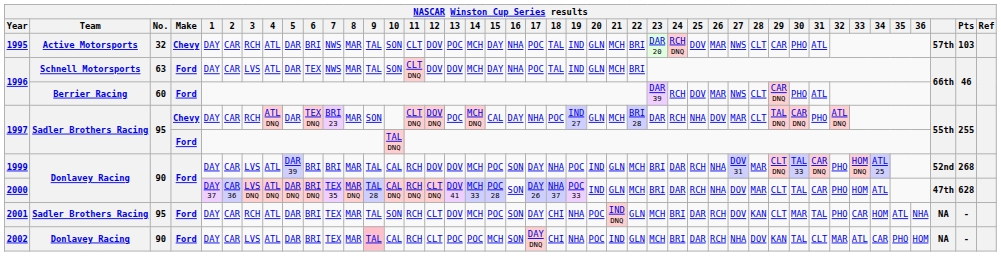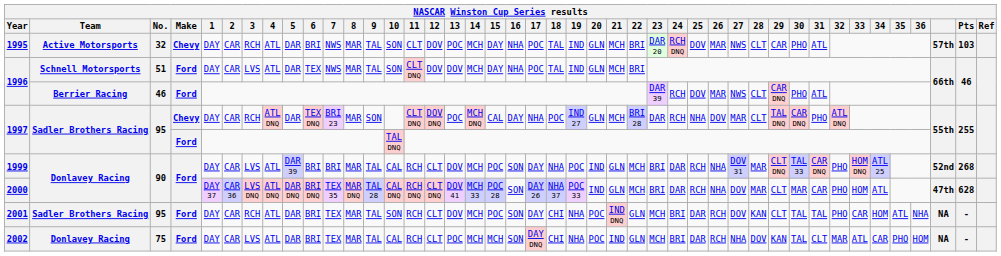(161, 69) 63 -> (161, 69) 51
(161, 93) 60 -> (161, 93) 46
(435, 166) DOV -> (435, 166) CLT
(799, 190) TAL -> (799, 190) MAR
(799, 214) MAR -> (799, 214) TAL
(161, 238) 90 -> (161, 238) 75
(374, 238) pink background -> (374, 238) no background
(475, 238) POC -> (475, 238) MCH
